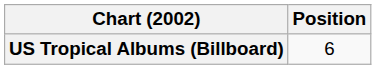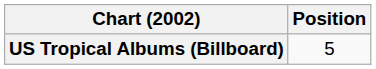(329, 49) 6 -> (329, 49) 5
